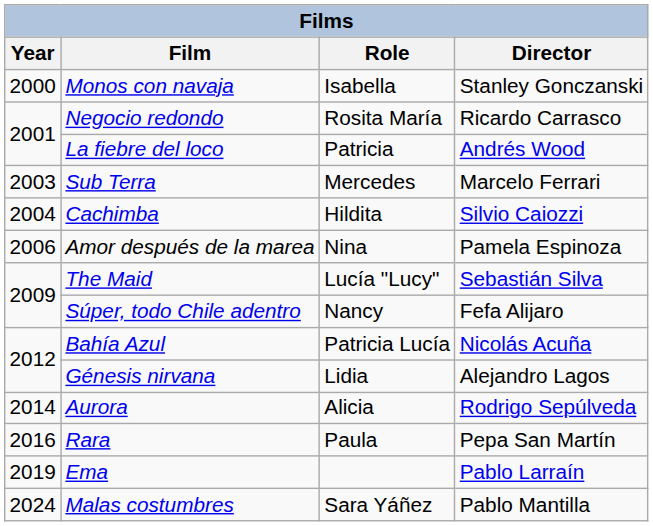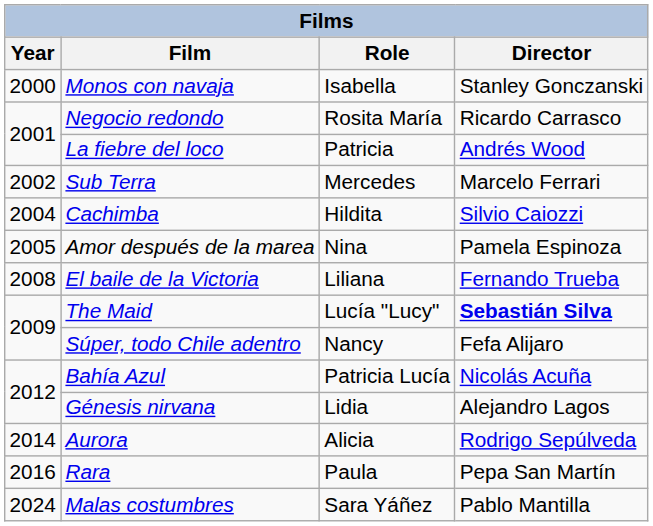(33, 182) 2003 -> (33, 182) 2002
(33, 246) 2006 -> (33, 246) 2005
+ row: (162, 279)
(531, 279) normal -> (536, 311) bold
- row: (87, 472)
